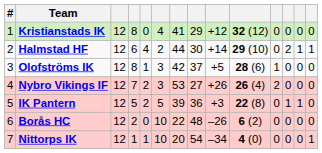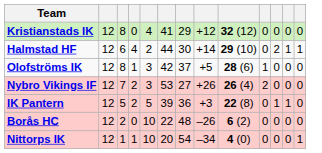- column: (10, 13)
